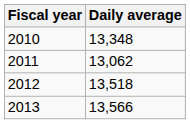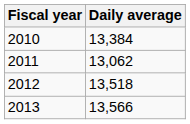(111, 38) 13,348 -> (111, 38) 13,384
